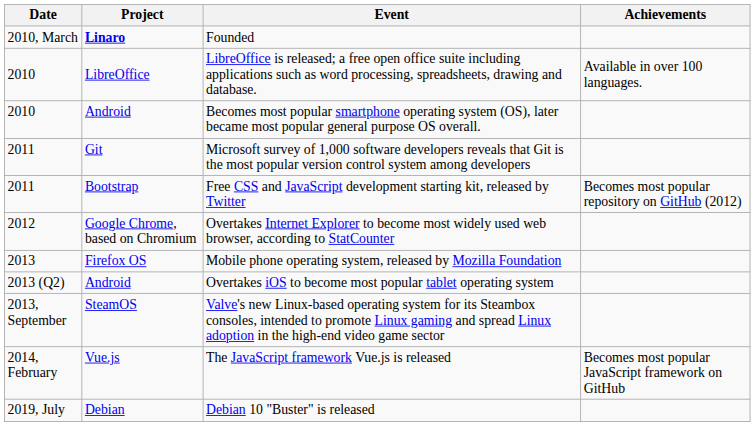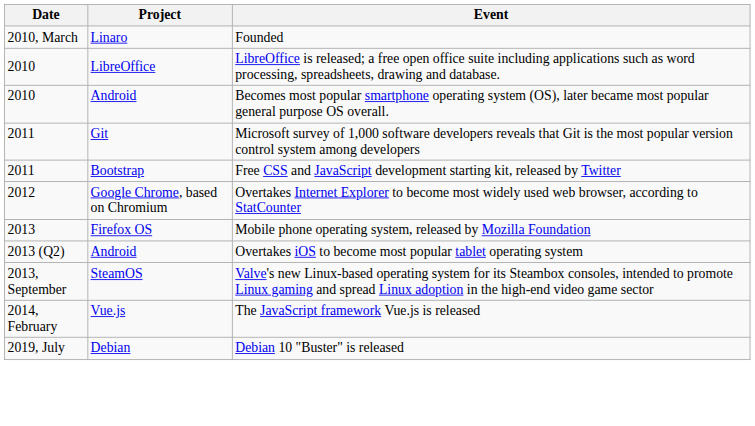- column: (665, 15)
(105, 37) bold -> (109, 37) normal
